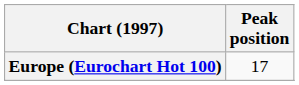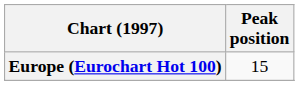(260, 66) 17 -> (260, 66) 15
